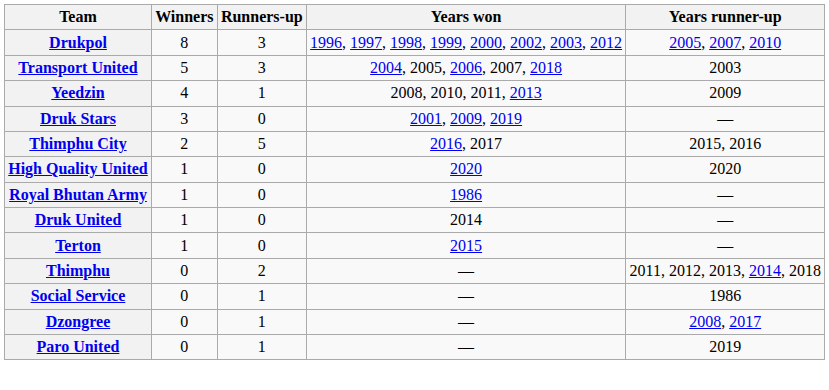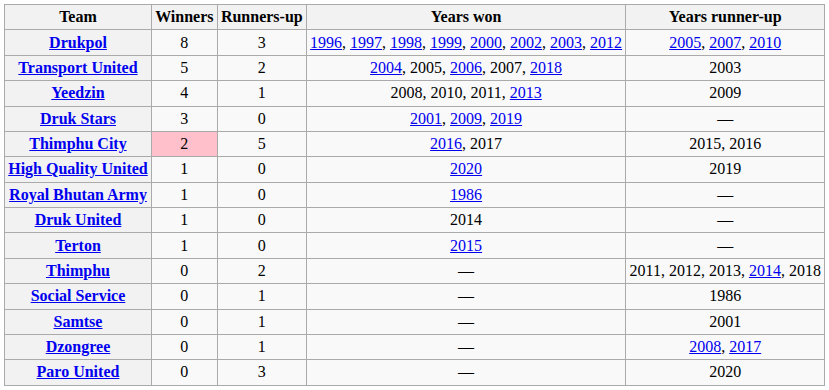(262, 67) 3 -> (262, 67) 2
(184, 144) no background -> (184, 144) pink background
(725, 169) 2020 -> (725, 169) 2019
+ row: (78, 321)
(262, 347) 1 -> (262, 372) 3
(725, 347) 2019 -> (725, 372) 2020
